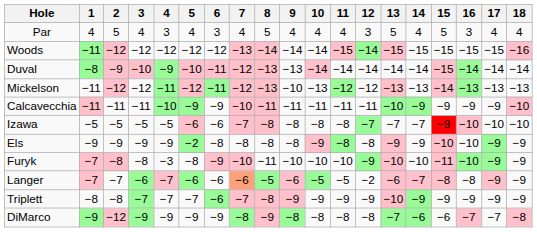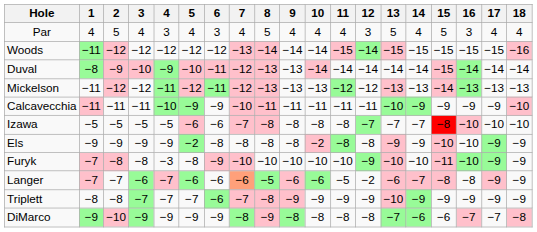(293, 87) −10 -> (293, 87) −13
(444, 124) −9 -> (444, 124) −8
(318, 143) −9 -> (318, 143) −2
(267, 161) −11 -> (267, 161) −10
(318, 180) −5 -> (318, 180) −6
(116, 217) −12 -> (116, 217) −10
